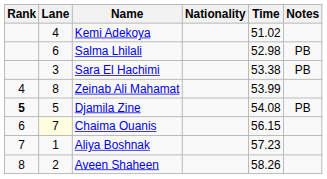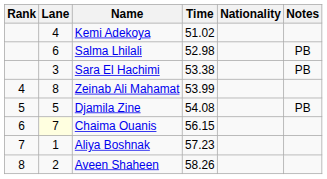columns swapped: (215, 14) <-> (266, 14)
(22, 108) bold -> (22, 108) normal
